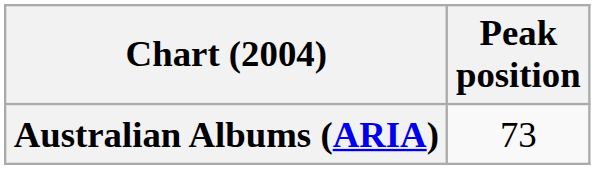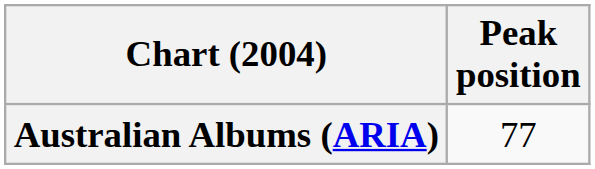(518, 133) 73 -> (518, 133) 77
